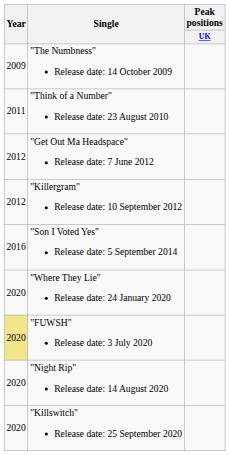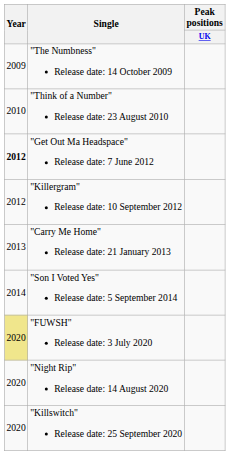(16, 111) 2011 -> (16, 111) 2010
(16, 156) normal -> (16, 156) bold
+ row: (106, 242)
(16, 247) 2016 -> (16, 292) 2014
- row: (106, 288)
